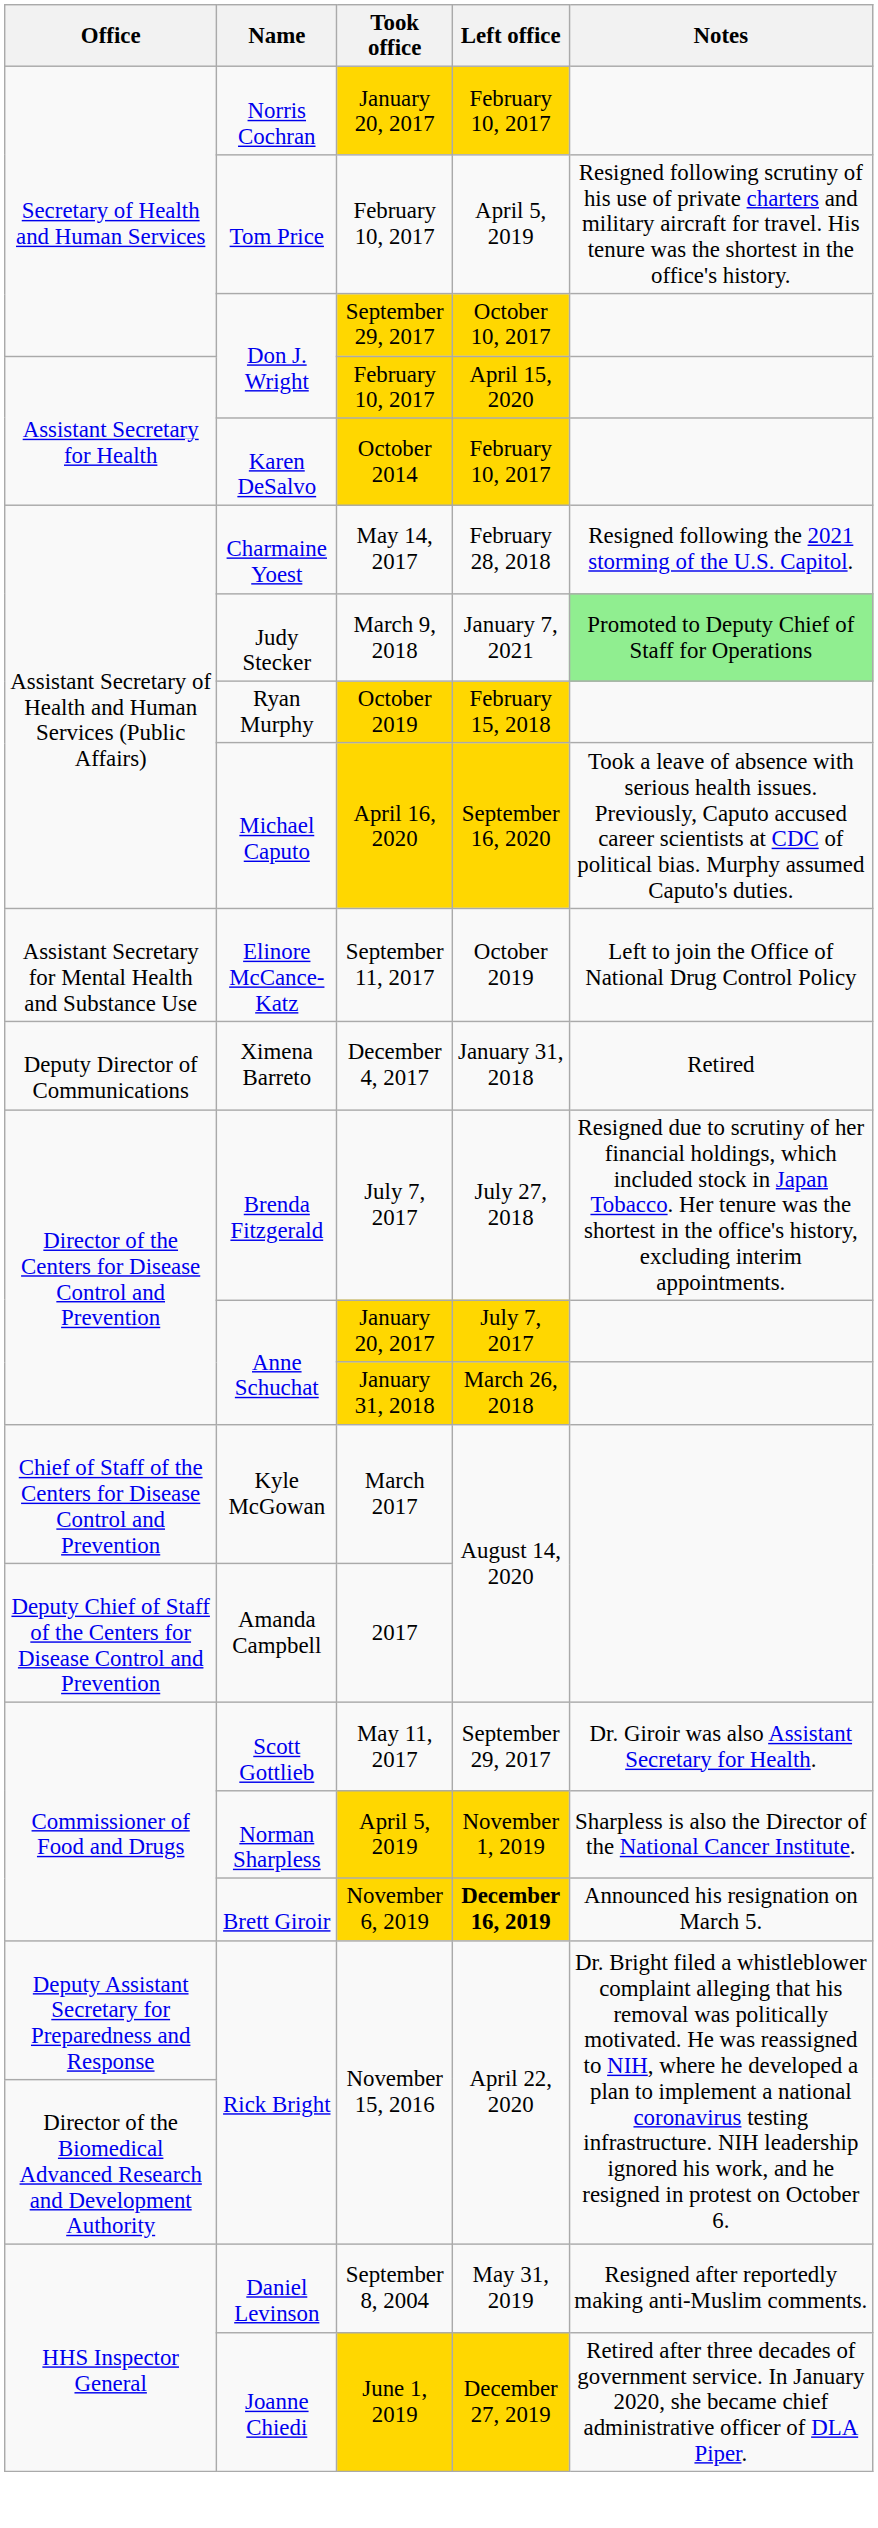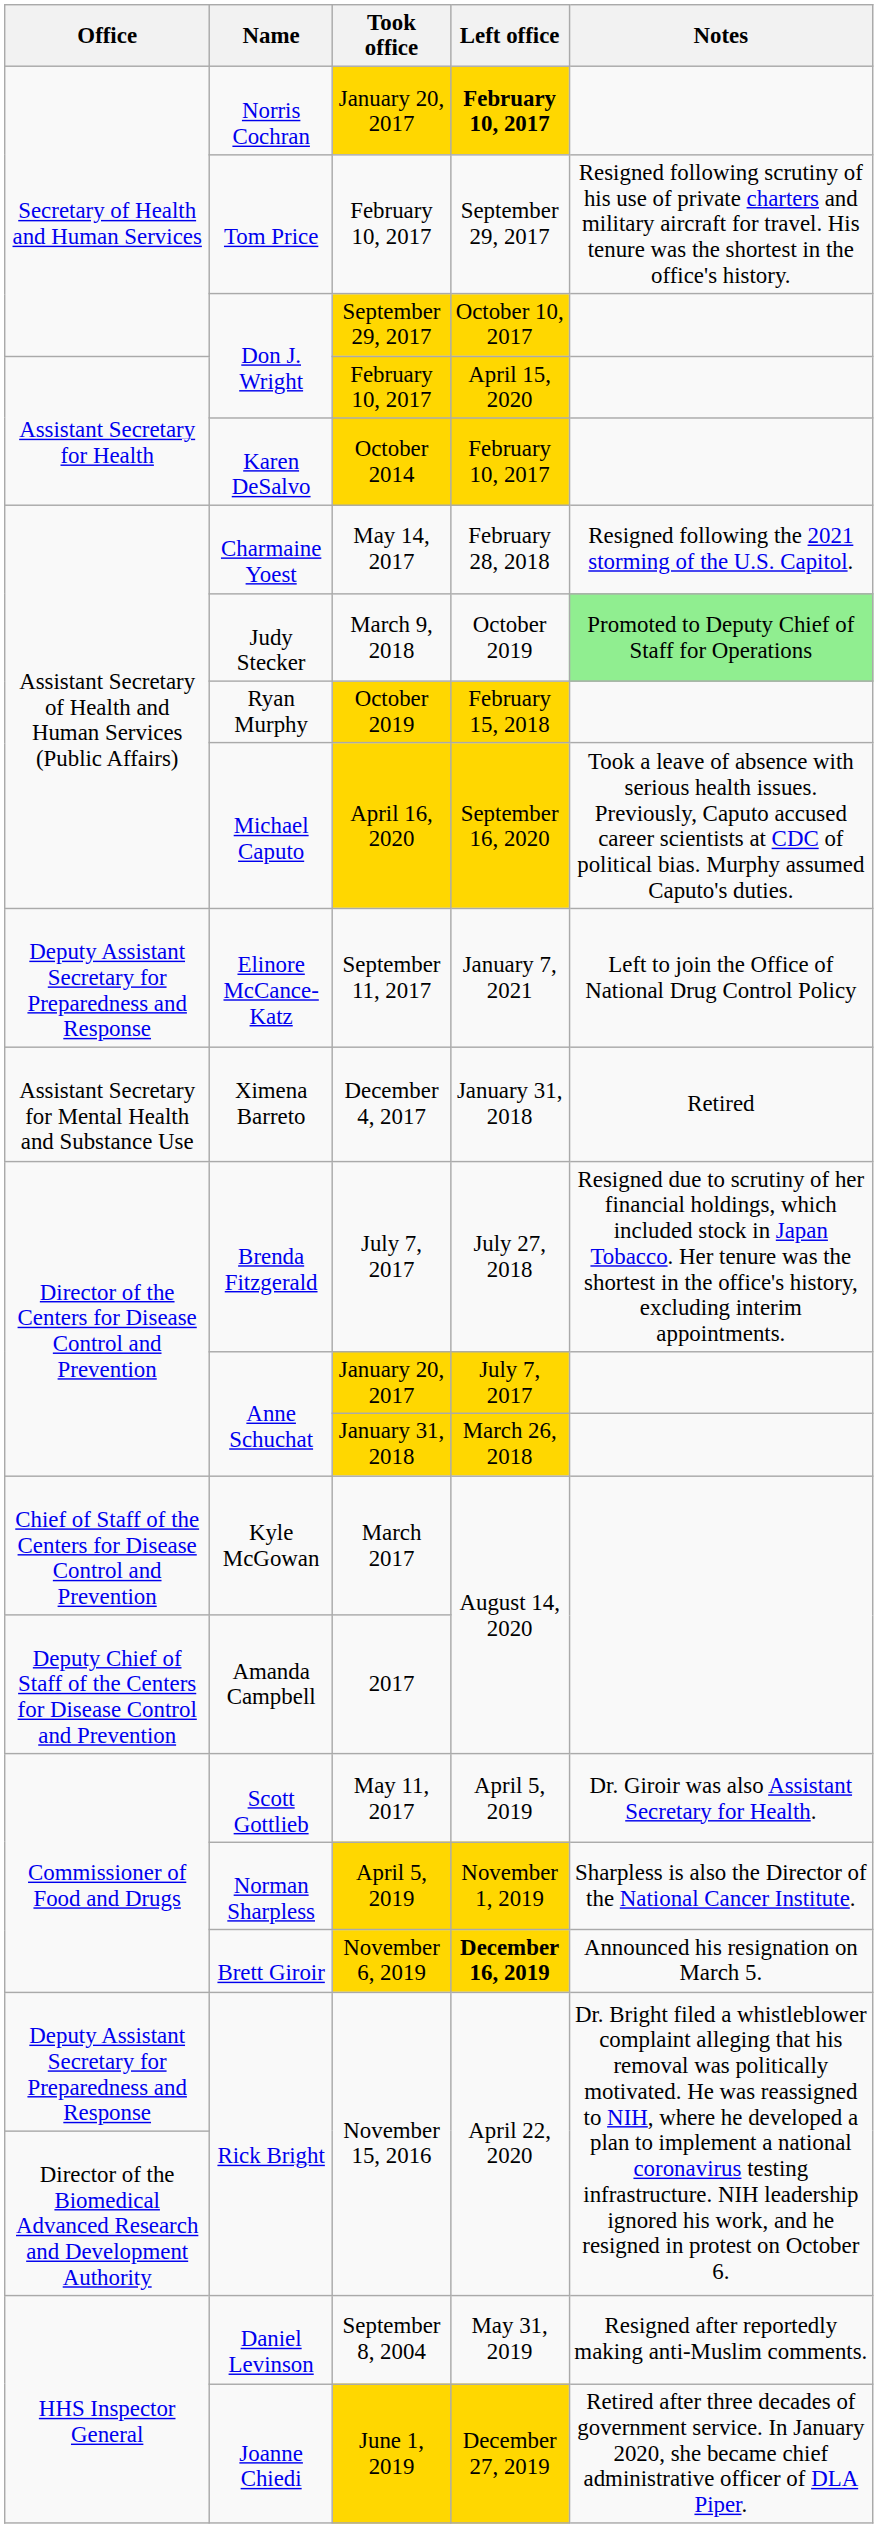(511, 110) normal -> (510, 110) bold
(511, 223) April 5, 2019 -> (510, 223) September 29, 2017
(511, 637) January 7, 2021 -> (510, 637) October 2019
(111, 977) Assistant Secretary for Mental Health and Substance Use -> (107, 990) Deputy Assistant Secretary for Preparedness and Response
(511, 964) October 2019 -> (510, 977) January 7, 2021
(111, 1078) Deputy Director of Communications -> (107, 1116) Assistant Secretary for Mental Health and Substance Use
(511, 1746) September 29, 2017 -> (510, 1797) April 5, 2019
